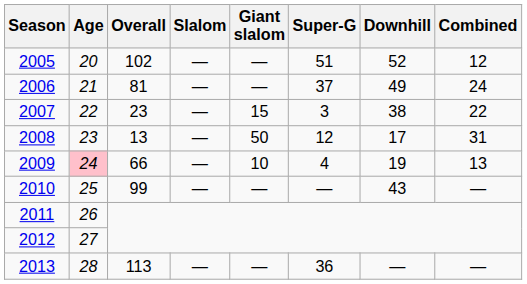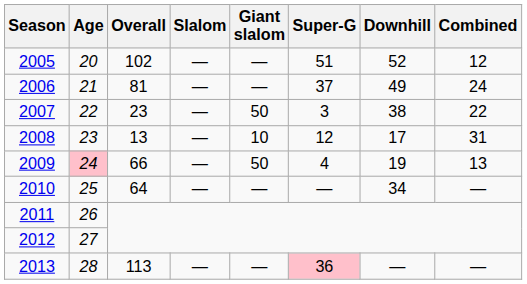(259, 112) 15 -> (259, 112) 50
(259, 138) 50 -> (259, 138) 10
(259, 163) 10 -> (259, 163) 50
(139, 189) 99 -> (139, 189) 64
(397, 189) 43 -> (397, 189) 34
(324, 266) no background -> (324, 266) pink background
